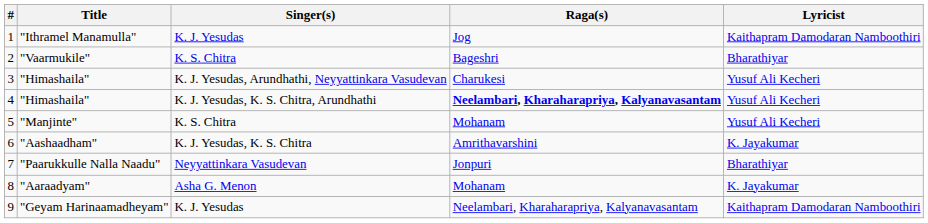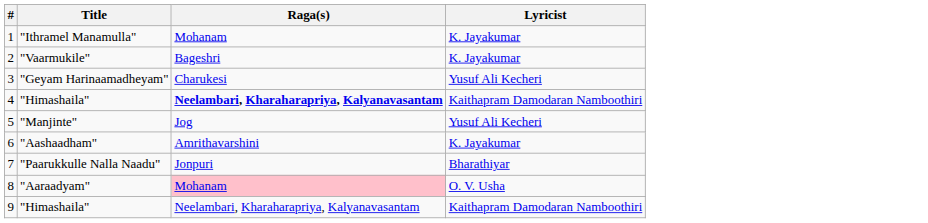- column: (311, 15)
(462, 36) Jog -> (201, 36) Mohanam
(824, 36) Kaithapram Damodaran Namboothiri -> (485, 36) K. Jayakumar
(757, 57) Bharathiyar -> (485, 57) K. Jayakumar
(55, 79) "Himashaila" -> (94, 79) "Geyam Harinaamadheyam"
(774, 100) Yusuf Ali Kecheri -> (545, 100) Kaithapram Damodaran Namboothiri
(479, 121) Mohanam -> (183, 121) Jog
(479, 185) no background -> (201, 185) pink background
(763, 185) K. Jayakumar -> (477, 185) O. V. Usha
(94, 207) "Geyam Harinaamadheyam" -> (55, 207) "Himashaila"
